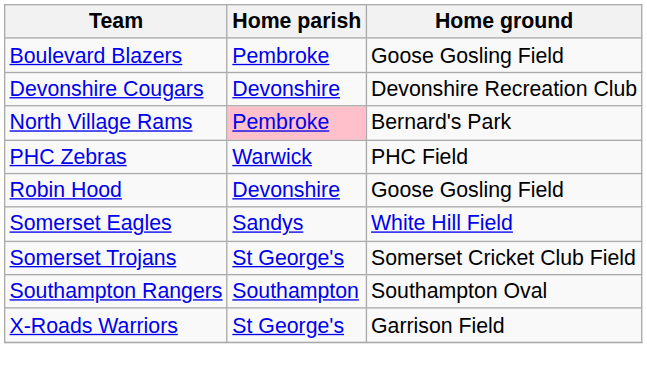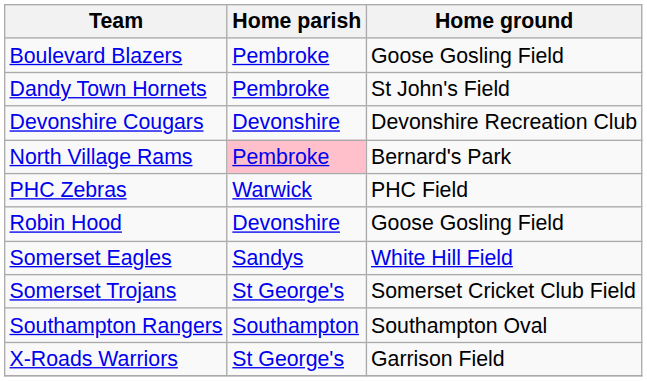+ row: (108, 88)
